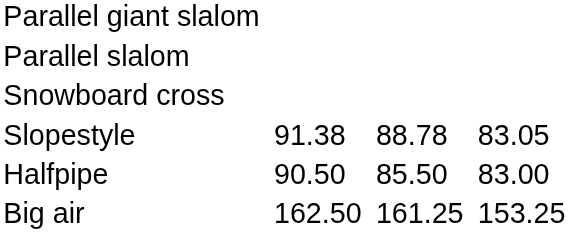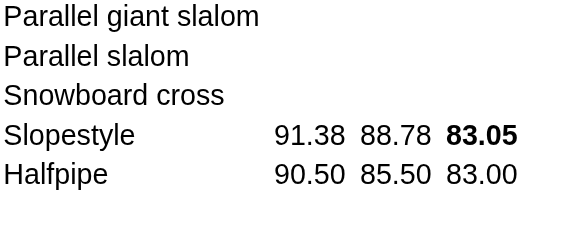(514, 135) normal -> (482, 135) bold
- row: (44, 213)
